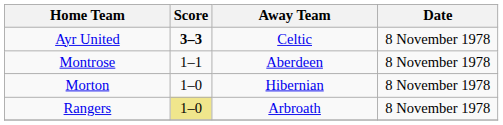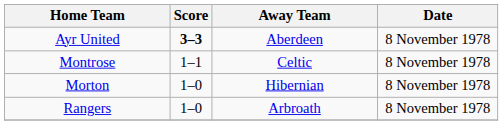(295, 39) Celtic -> (295, 39) Aberdeen
(295, 62) Aberdeen -> (295, 62) Celtic
(191, 108) khaki background -> (191, 108) no background
